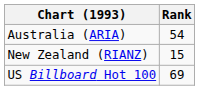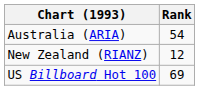(177, 55) 15 -> (177, 55) 12
